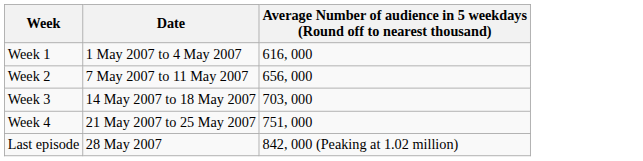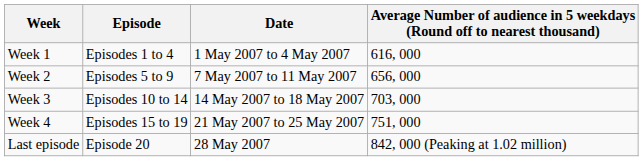+ column: (137, 23)
